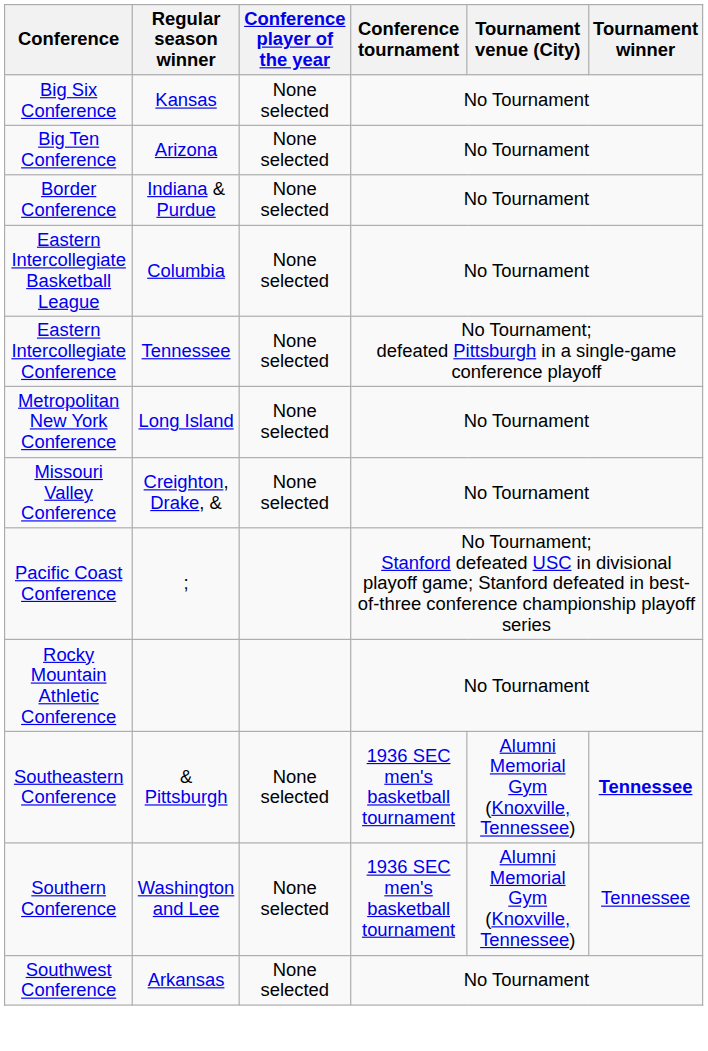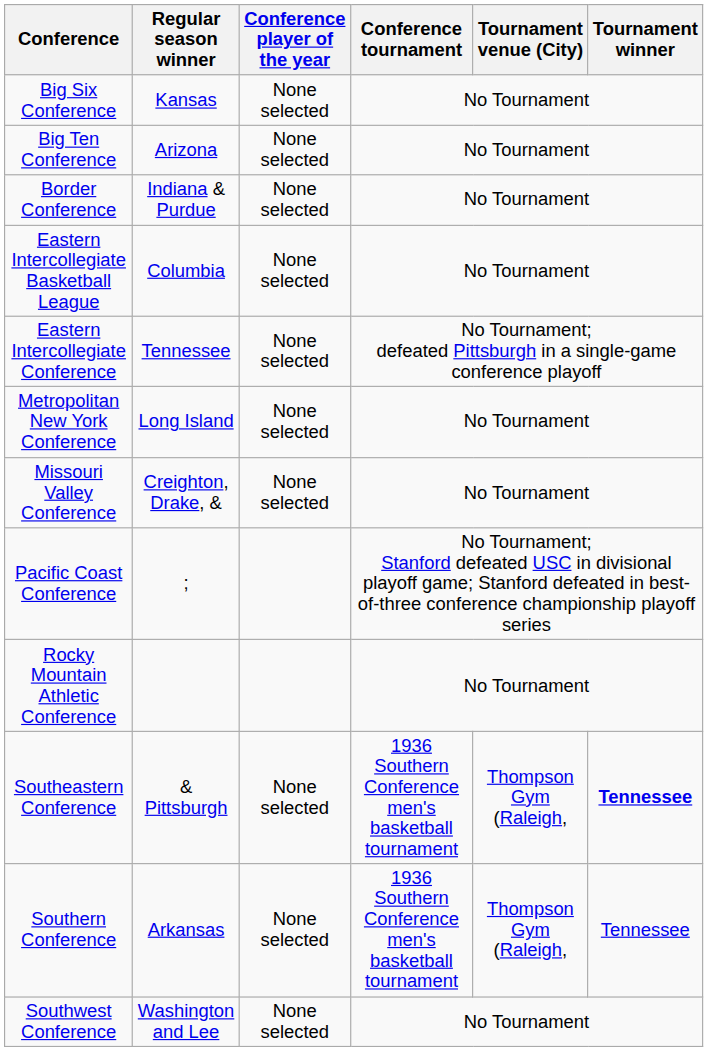(409, 787) 1936 SEC men's basketball tournament -> (411, 797) 1936 Southern Conference men's basketball tournament
(528, 787) Alumni Memorial Gym (Knoxville, Tennessee) -> (530, 797) Thompson Gym (Raleigh,
(186, 898) Washington and Lee -> (186, 930) Arkansas
(409, 898) 1936 SEC men's basketball tournament -> (411, 930) 1936 Southern Conference men's basketball tournament
(528, 898) Alumni Memorial Gym (Knoxville, Tennessee) -> (530, 930) Thompson Gym (Raleigh,
(186, 979) Arkansas -> (186, 1021) Washington and Lee
